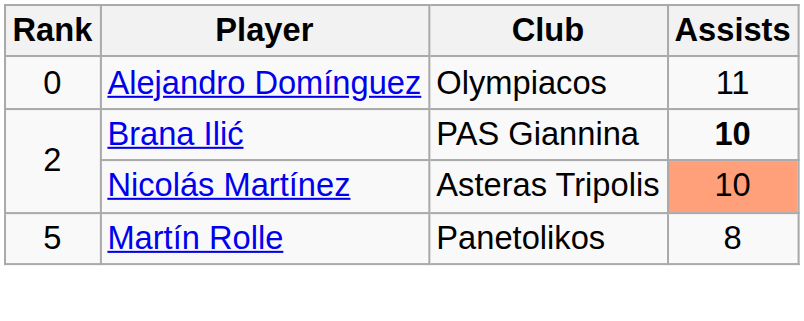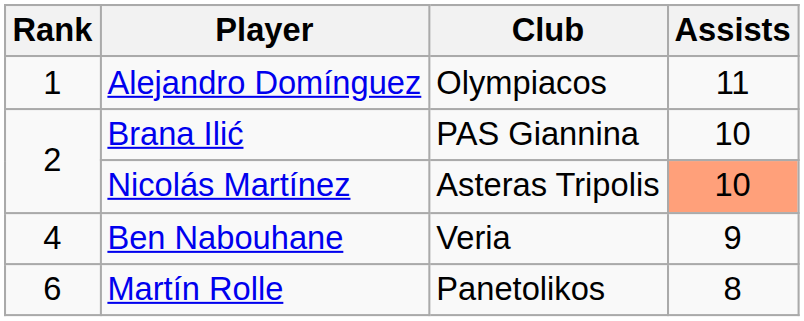(52, 82) 0 -> (52, 82) 1
(733, 133) bold -> (733, 133) normal
+ row: (225, 237)
(52, 237) 5 -> (52, 289) 6
